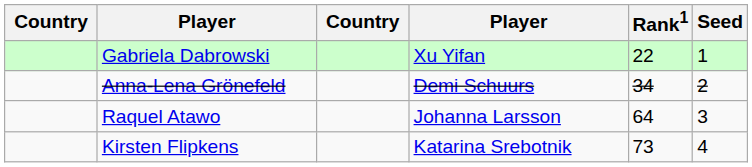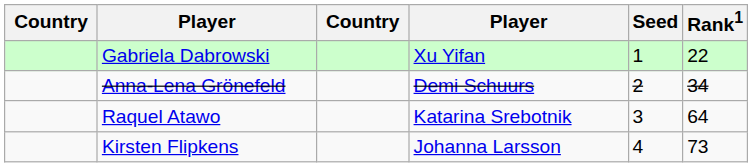columns swapped: (660, 22) <-> (720, 22)
(487, 116) Johanna Larsson -> (493, 116) Katarina Srebotnik
(493, 146) Katarina Srebotnik -> (487, 146) Johanna Larsson
